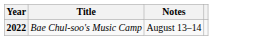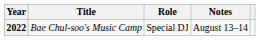+ column: (167, 12)
